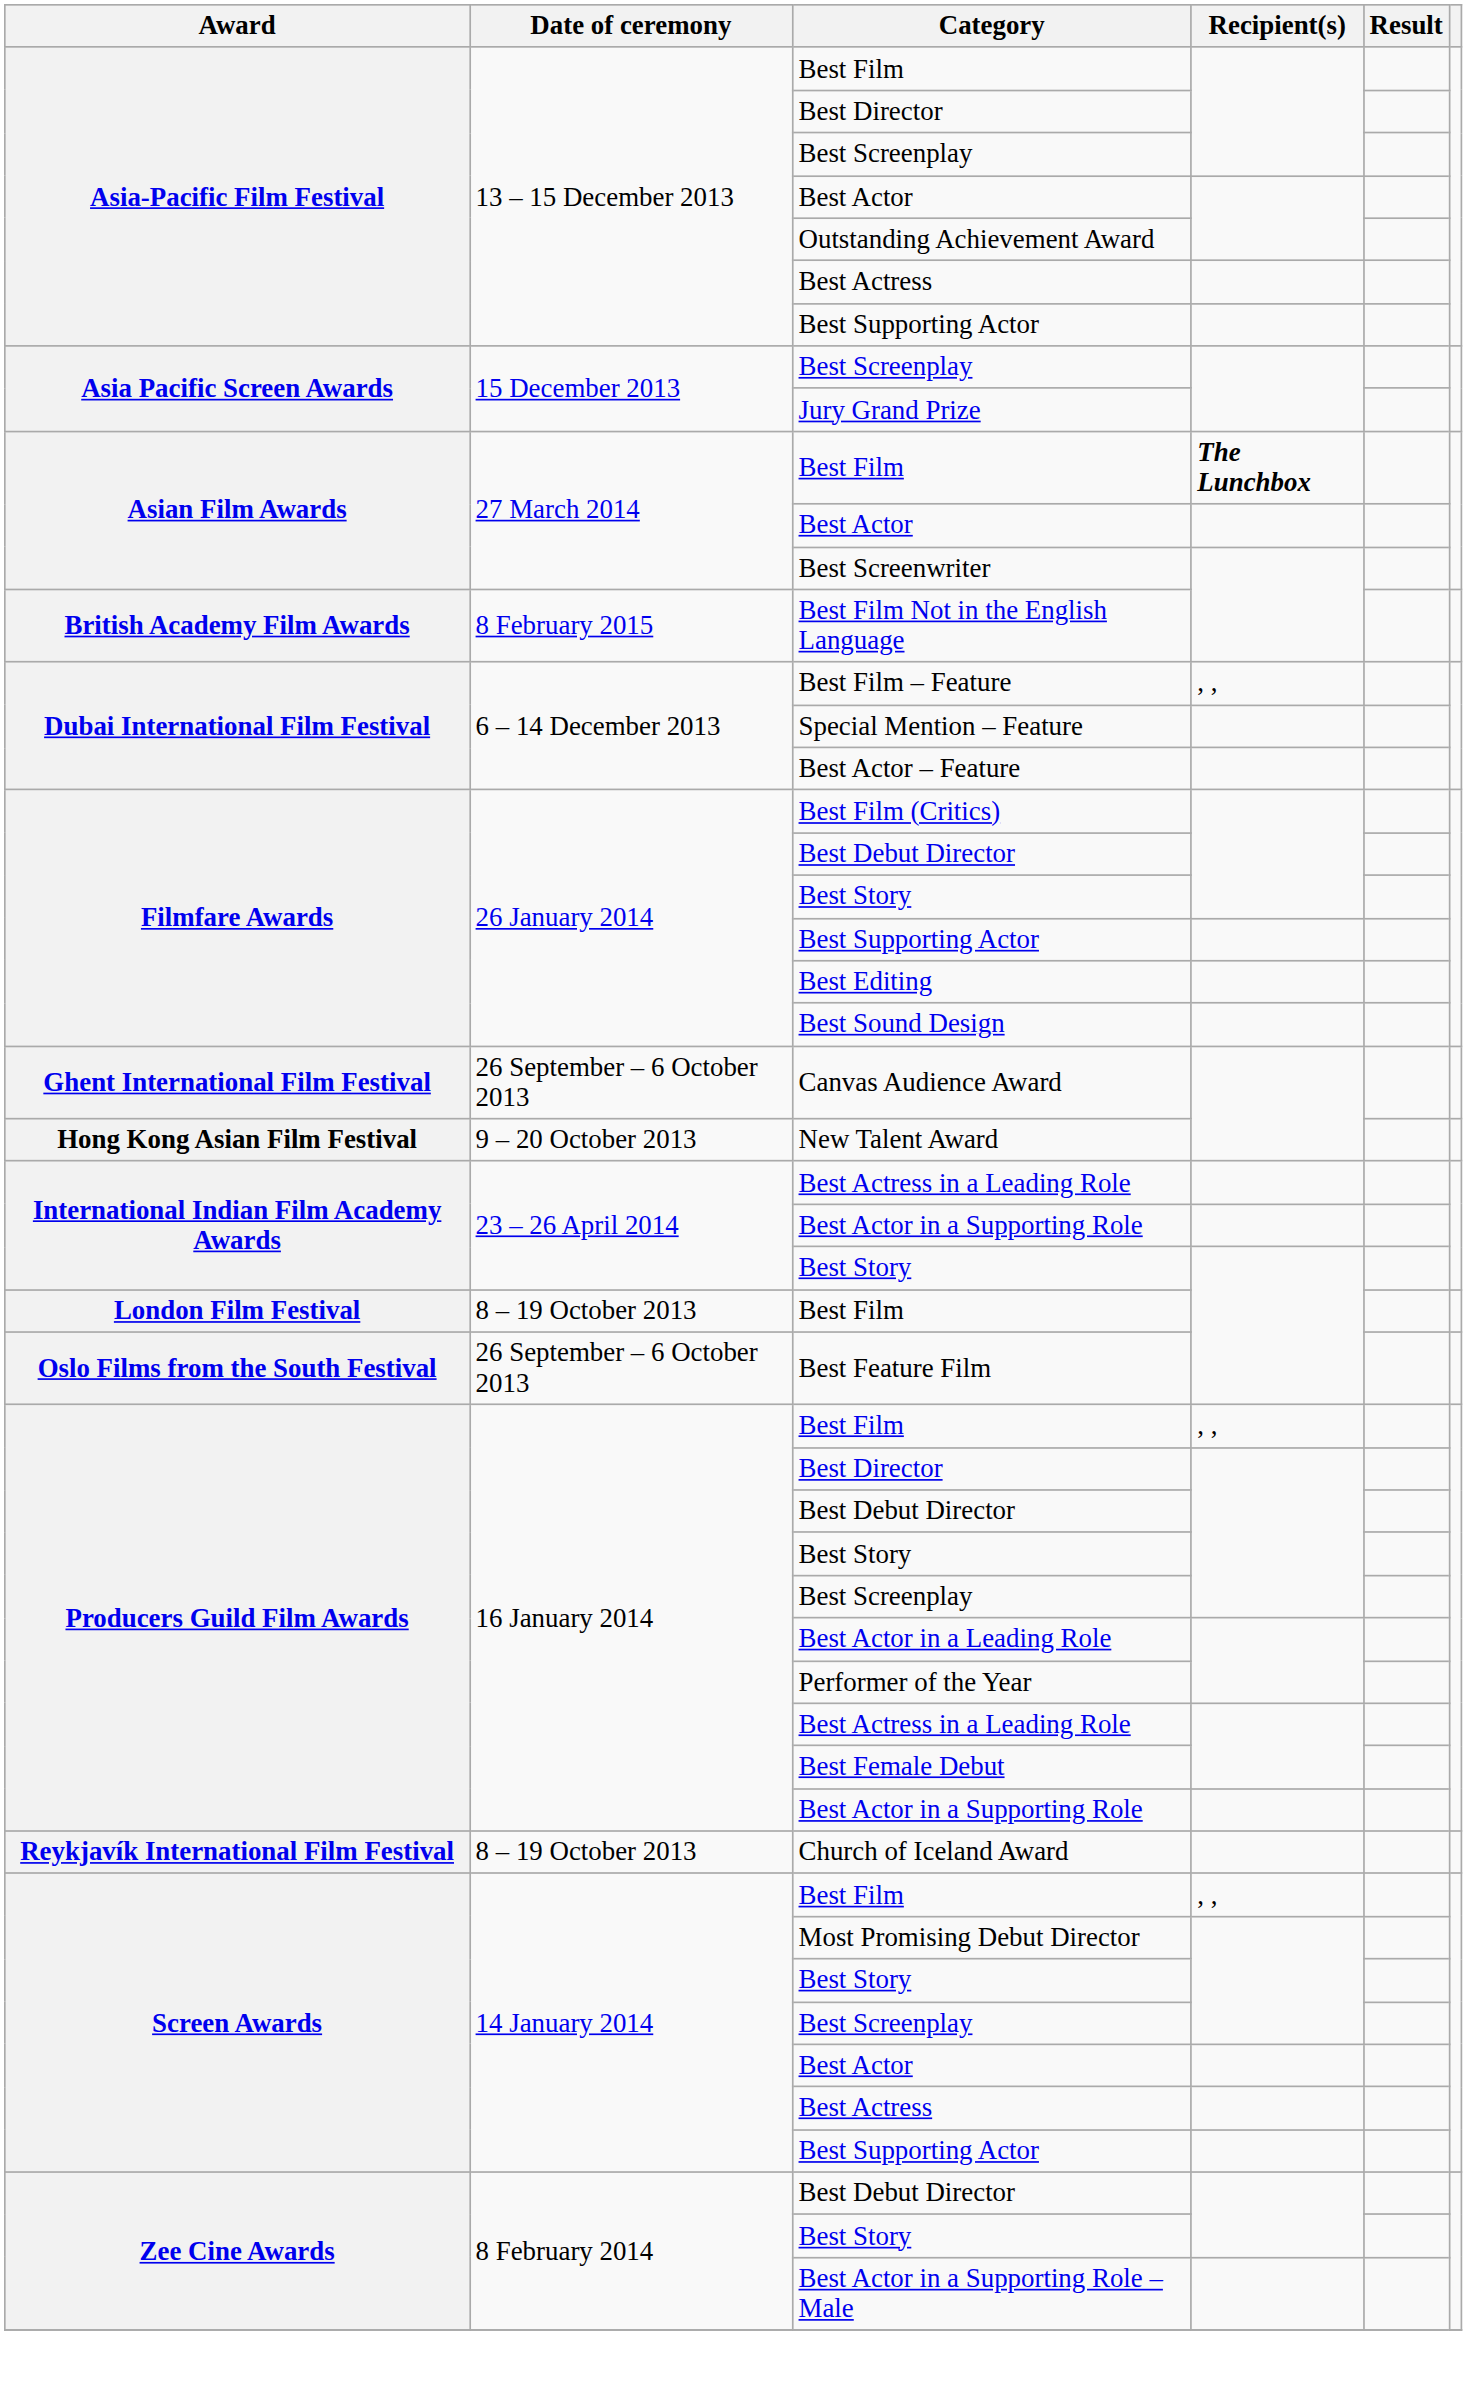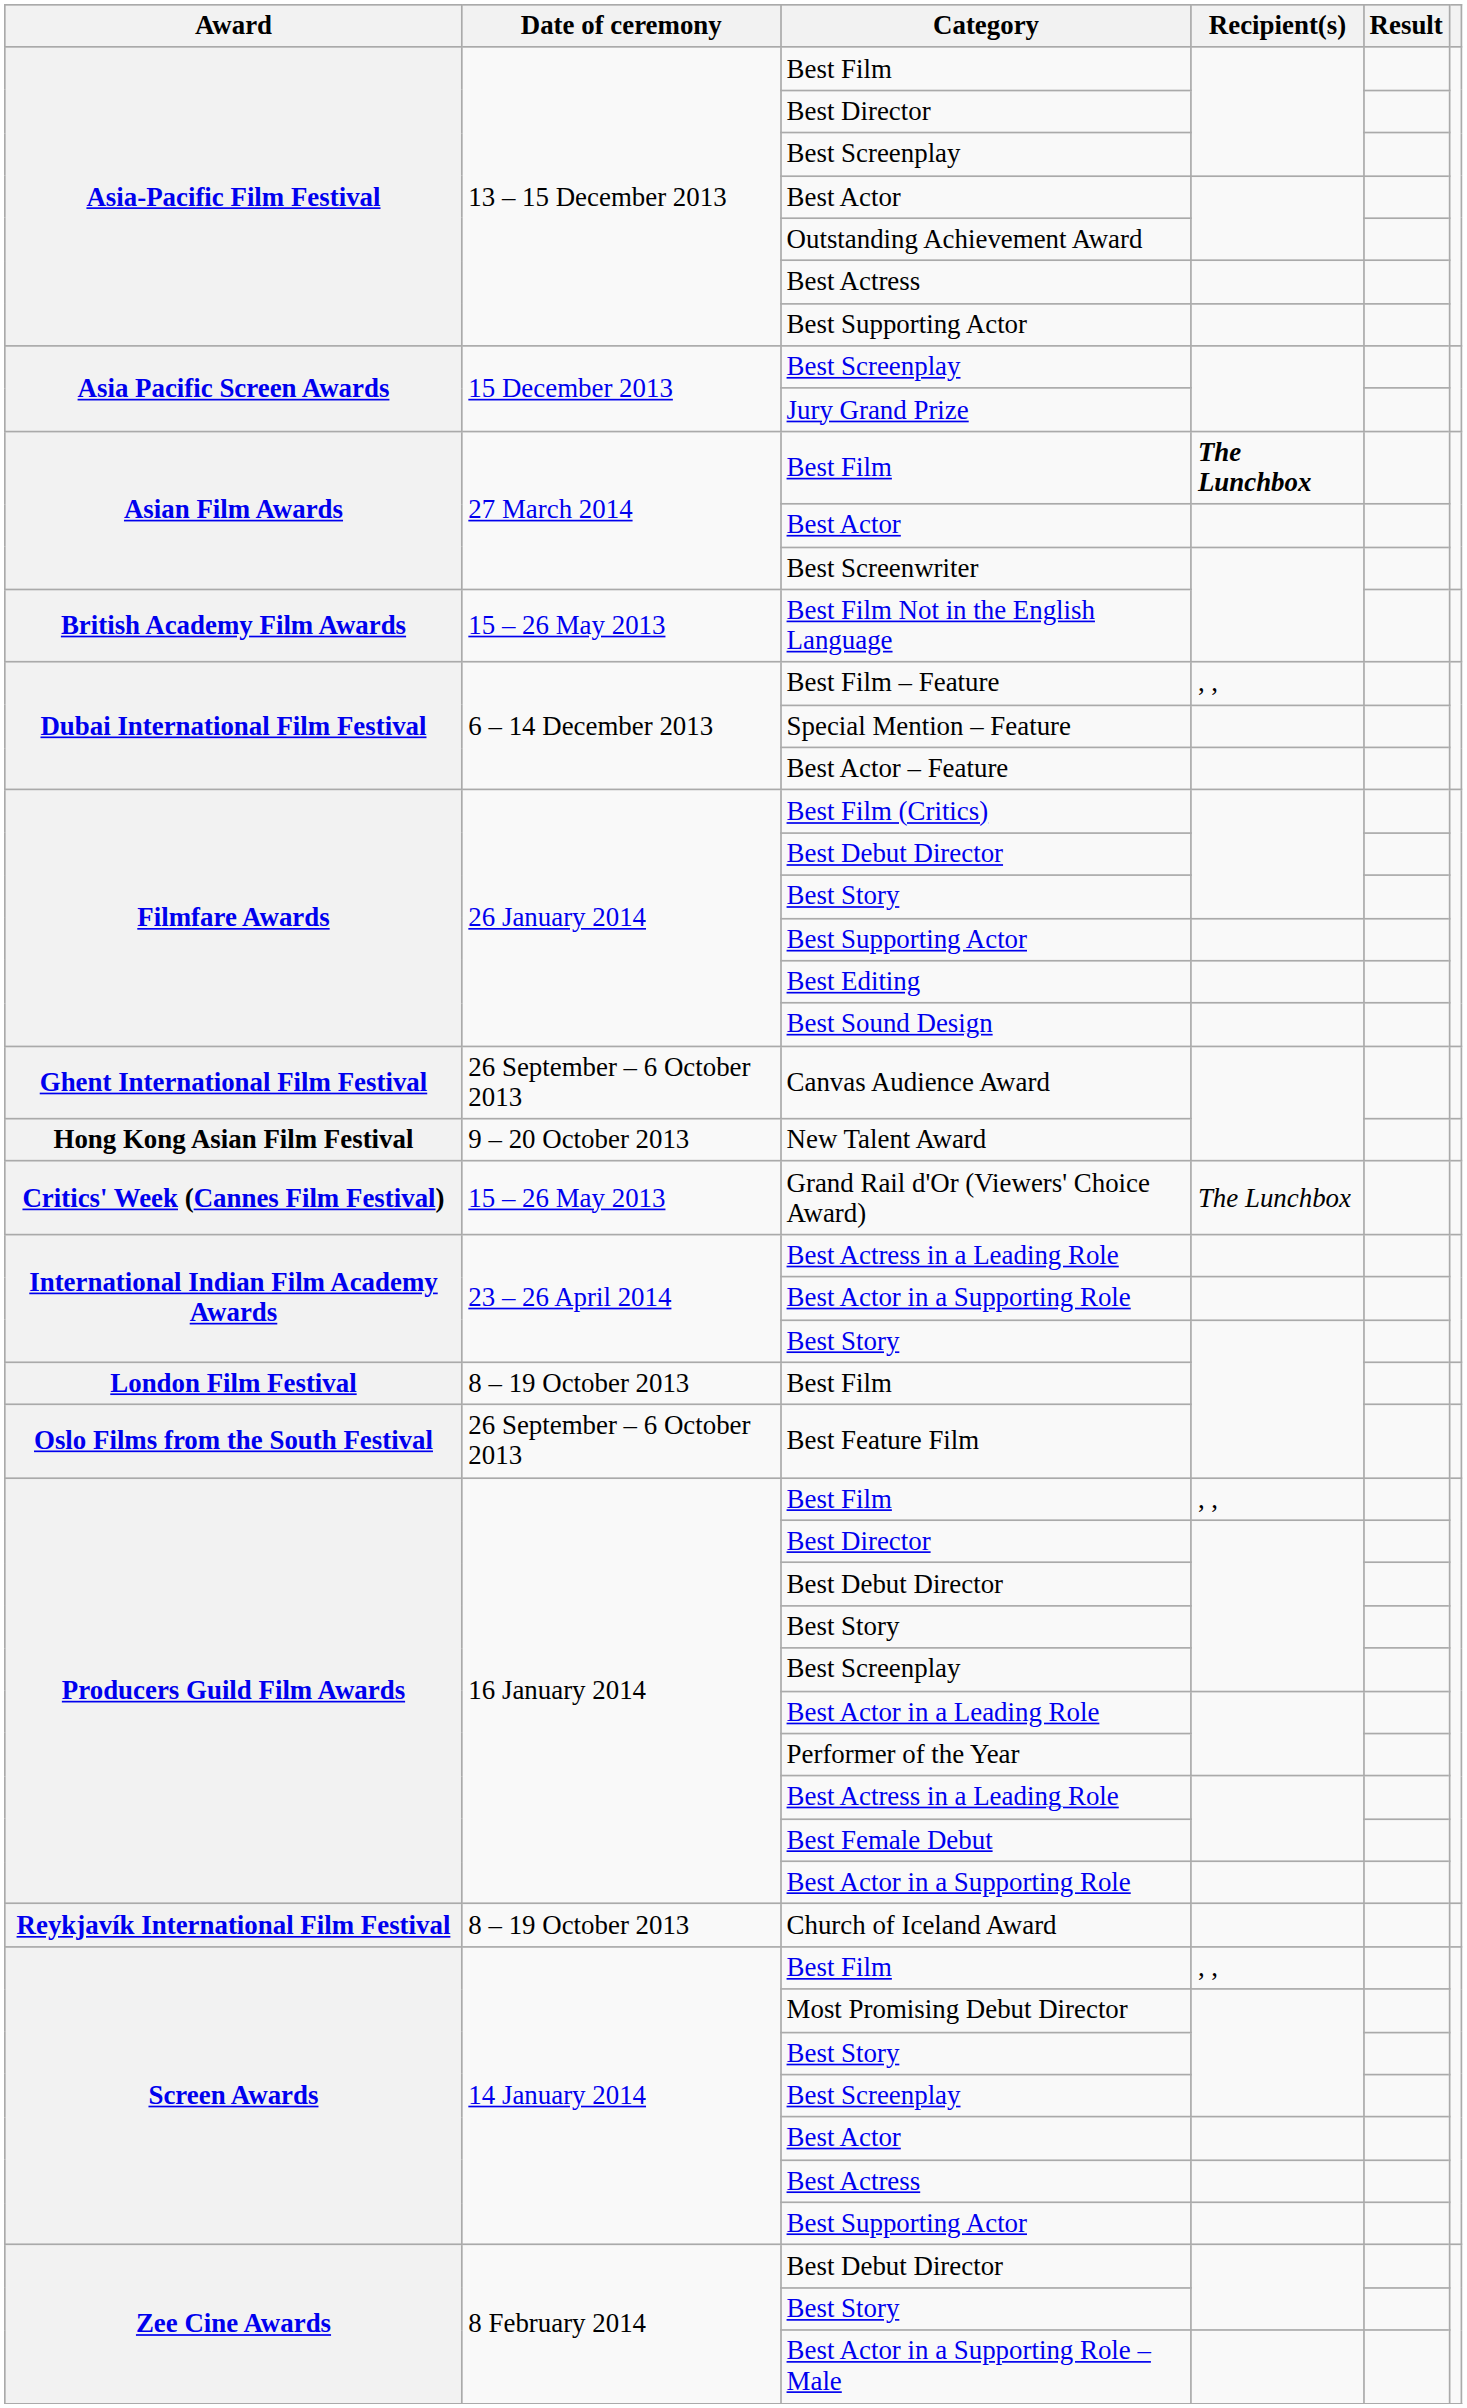(564, 625) 8 February 2015 -> (567, 625) 15 – 26 May 2013
+ row: (233, 1197)
